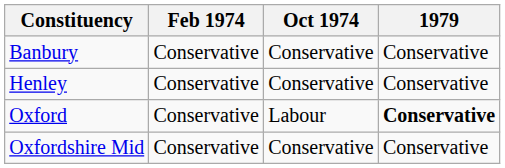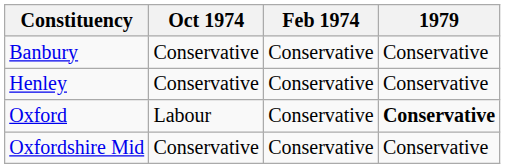columns swapped: (206, 20) <-> (321, 20)
